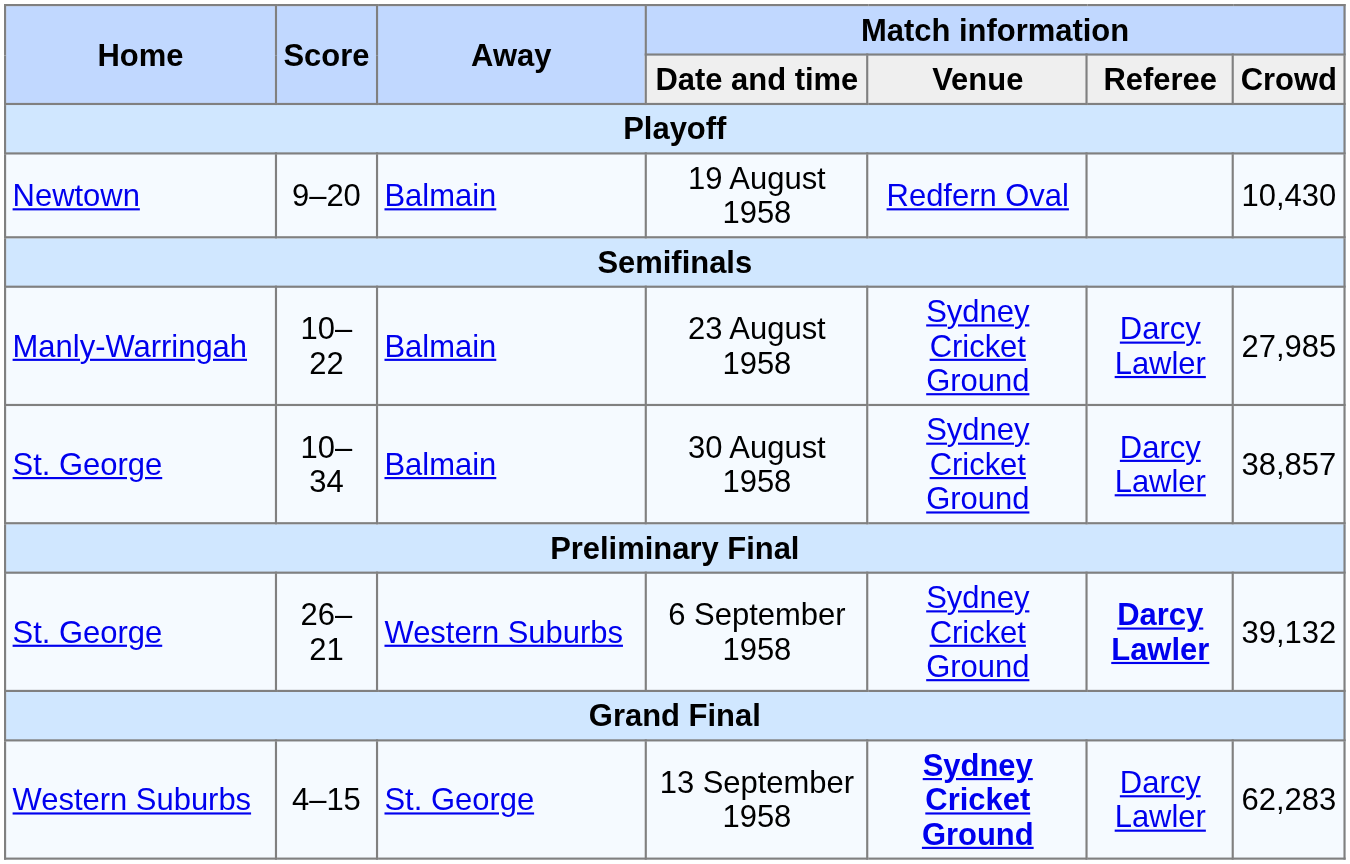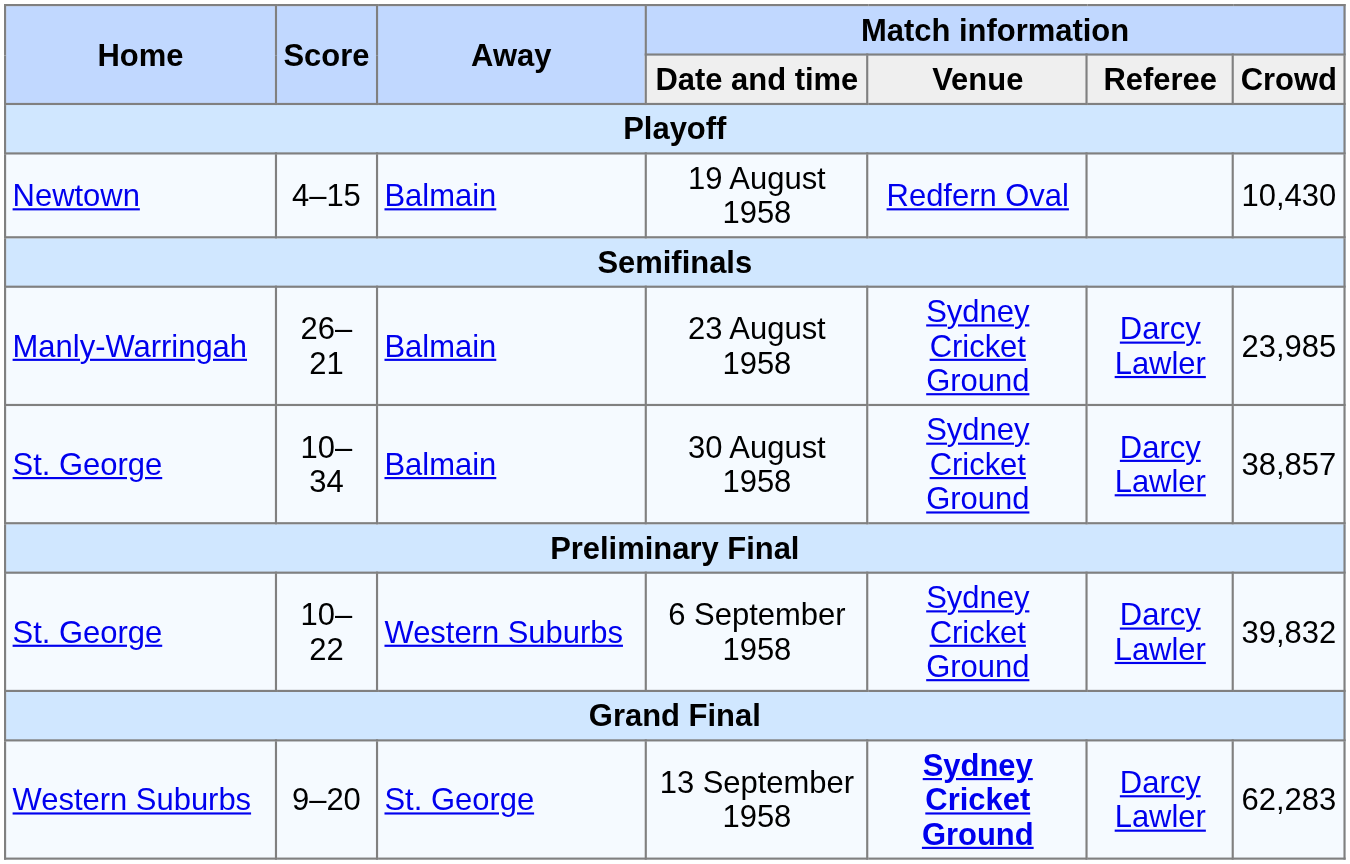(326, 195) 9–20 -> (326, 195) 4–15
(326, 346) 10–22 -> (326, 346) 26–21
(1289, 346) 27,985 -> (1289, 346) 23,985
(326, 632) 26–21 -> (326, 632) 10–22
(1160, 632) bold -> (1160, 632) normal
(1289, 632) 39,132 -> (1289, 632) 39,832
(326, 800) 4–15 -> (326, 800) 9–20
